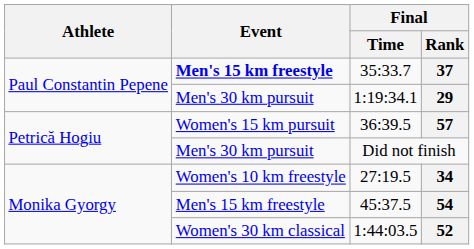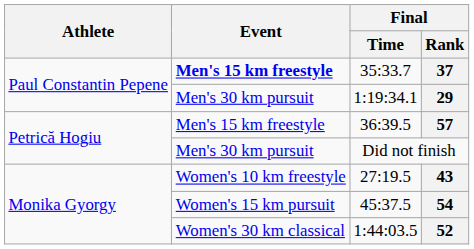(255, 124) Women's 15 km pursuit -> (250, 124) Men's 15 km freestyle
(445, 177) 34 -> (445, 177) 43
(250, 204) Men's 15 km freestyle -> (255, 204) Women's 15 km pursuit
